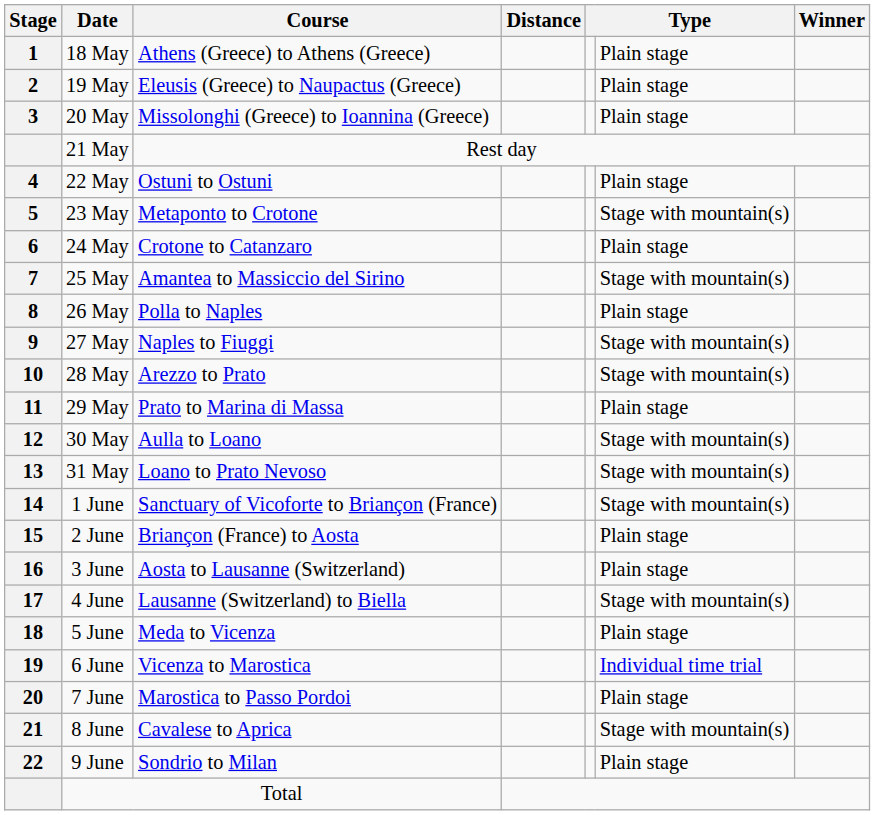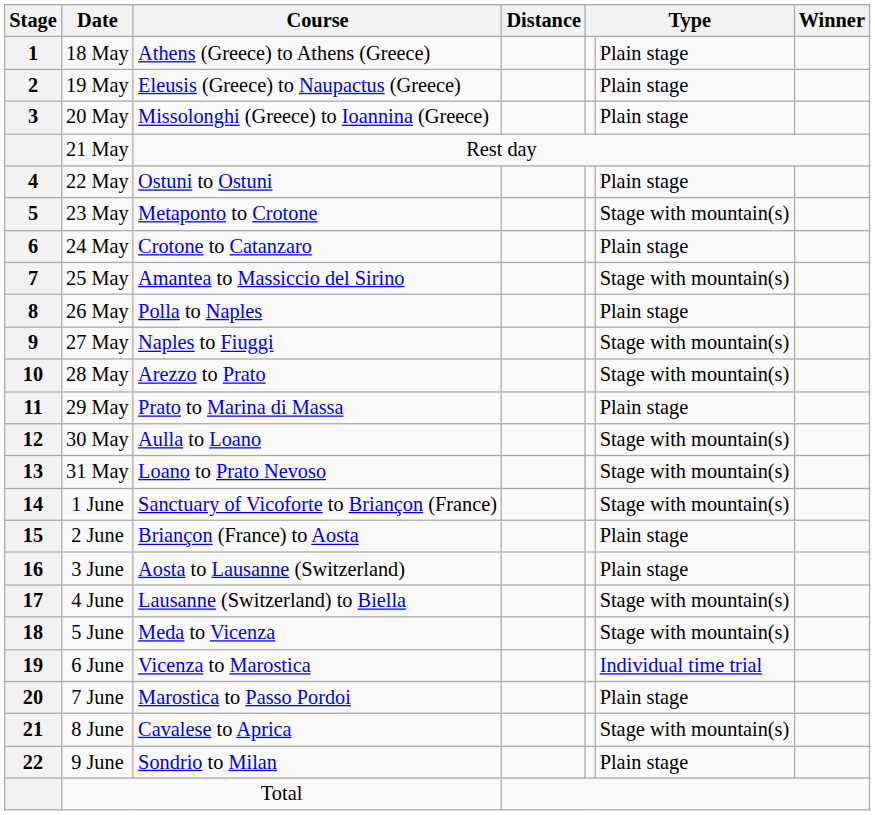(644, 632) Plain stage -> (694, 632) Stage with mountain(s)
